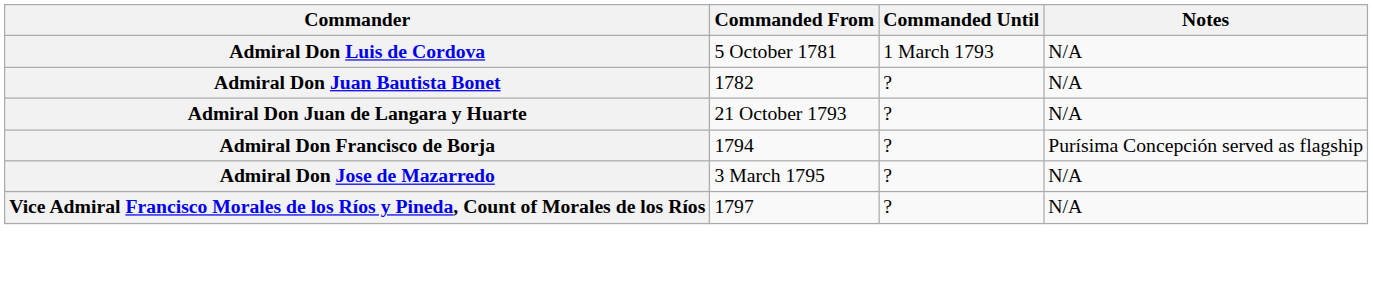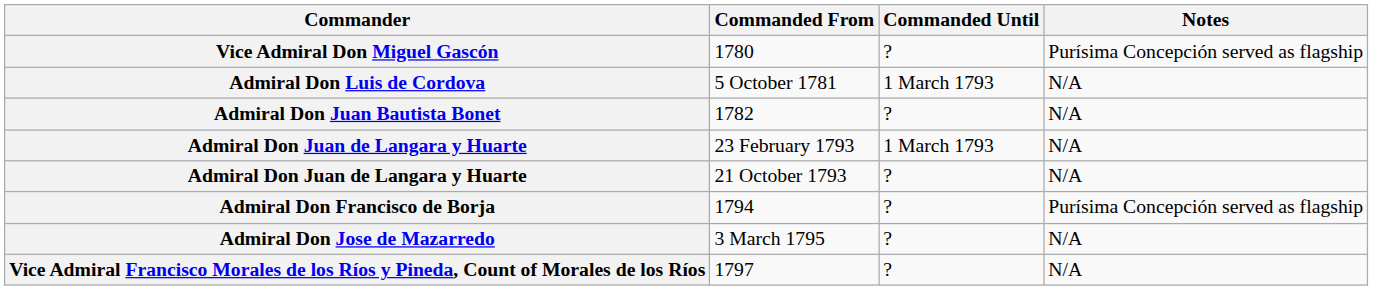+ row: (734, 51)
+ row: (784, 144)
